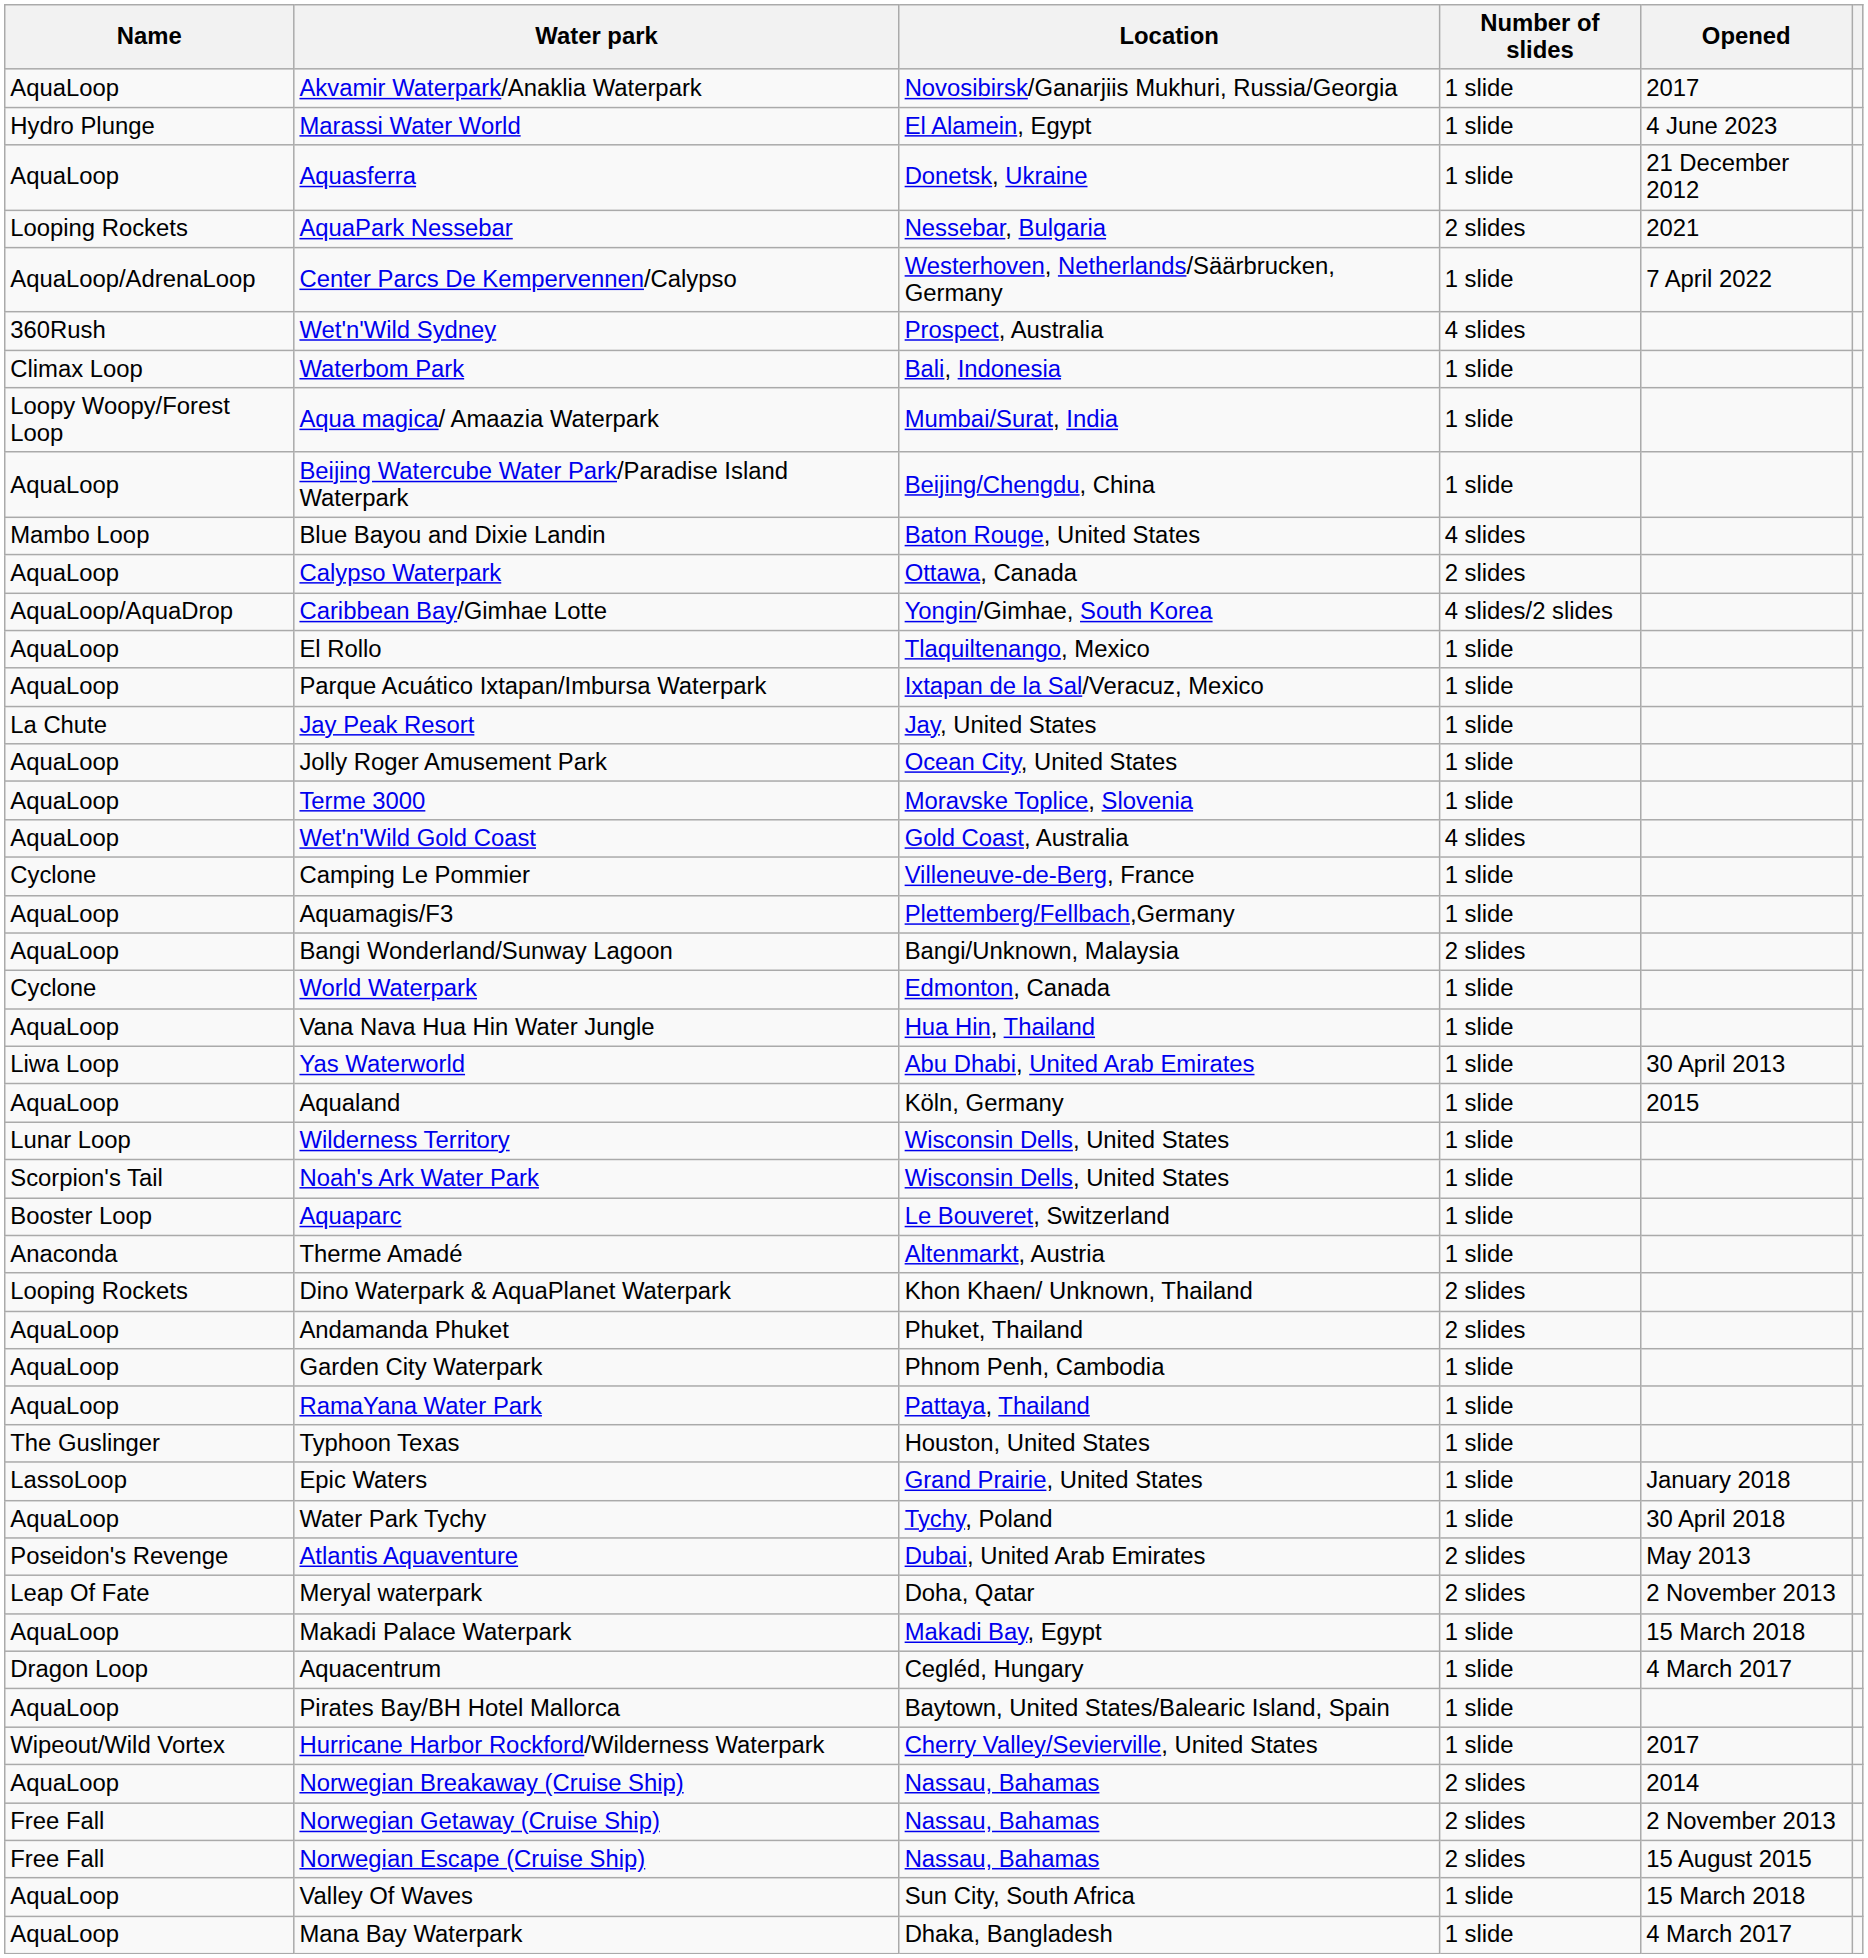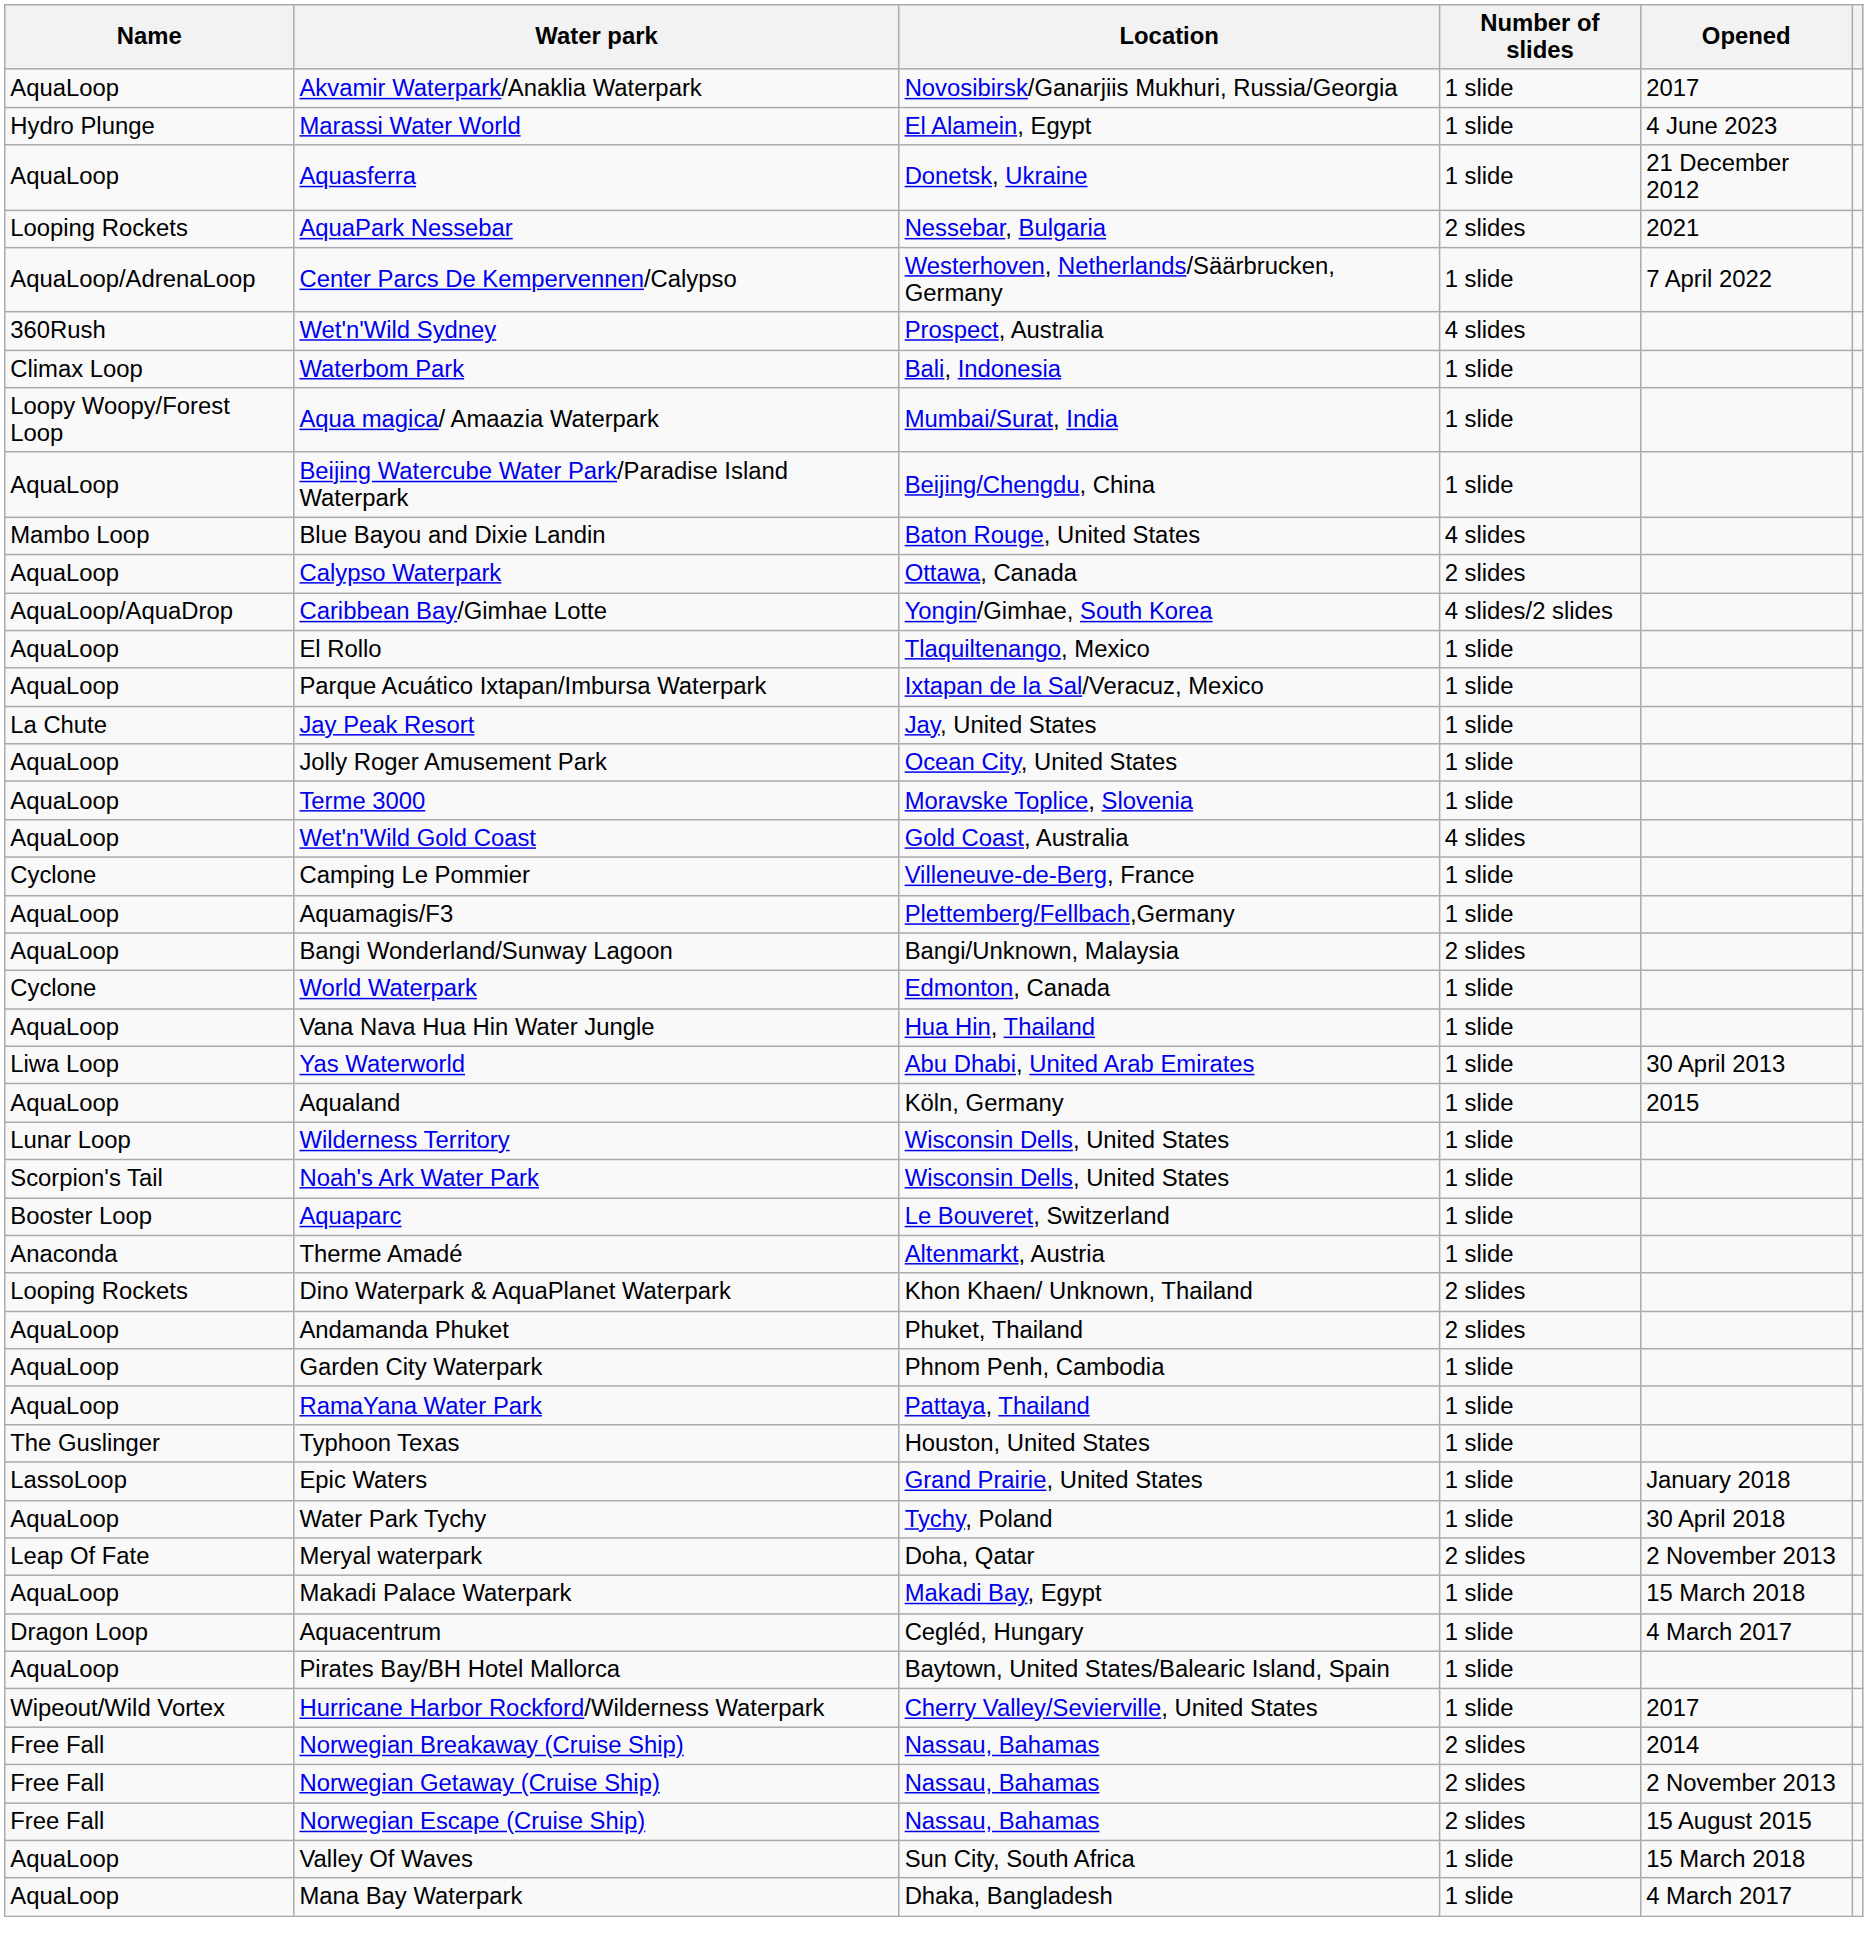- row: (409, 1556)
(65, 1783) AquaLoop -> (57, 1745) Free Fall
